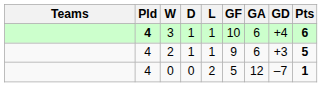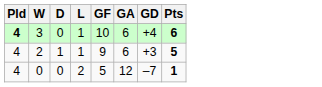- column: (70, 14)
(191, 33) 1 -> (60, 33) 0
